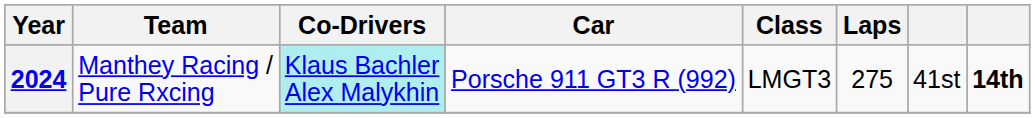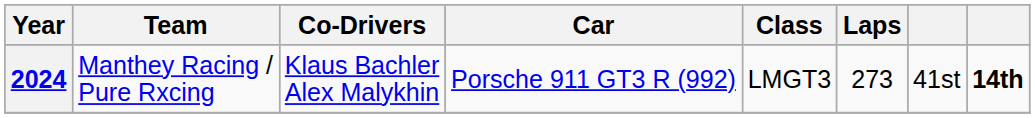(362, 79) paleturquoise background -> (362, 79) no background
(872, 79) 275 -> (872, 79) 273
